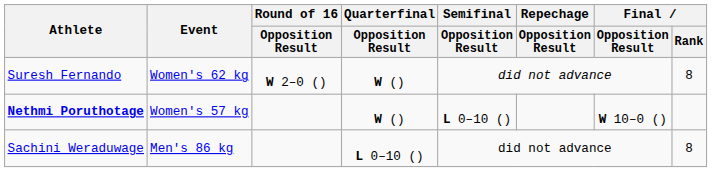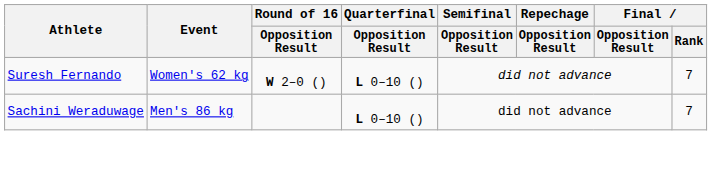(390, 83) W () -> (390, 83) L 0–10 ()
(689, 75) 8 -> (689, 75) 7
- row: (76, 112)
(689, 148) 8 -> (689, 112) 7
